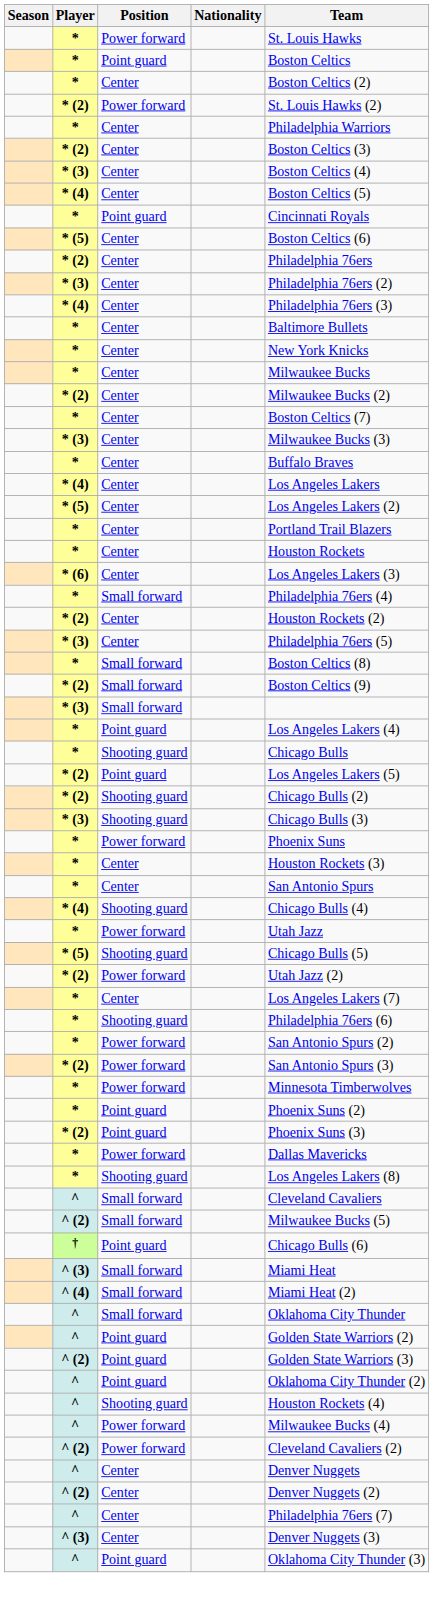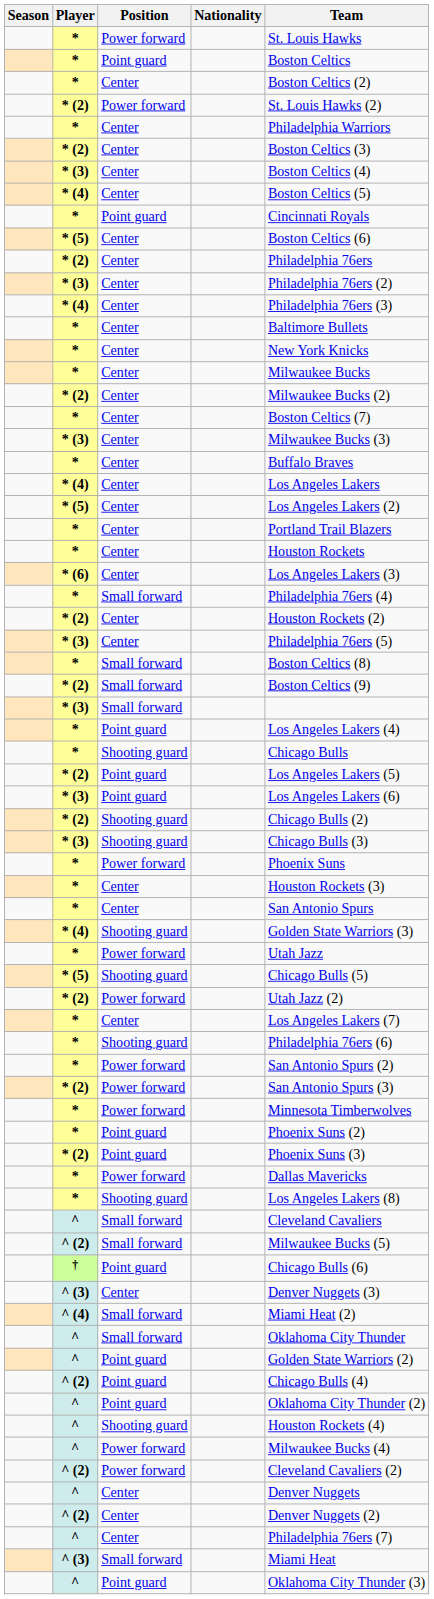+ row: (75, 797)
(318, 908) Chicago Bulls (4) -> (341, 931) Golden State Warriors (3)
rows swapped: (75, 1269) <-> (75, 1537)
(341, 1359) Golden State Warriors (3) -> (318, 1381) Chicago Bulls (4)
